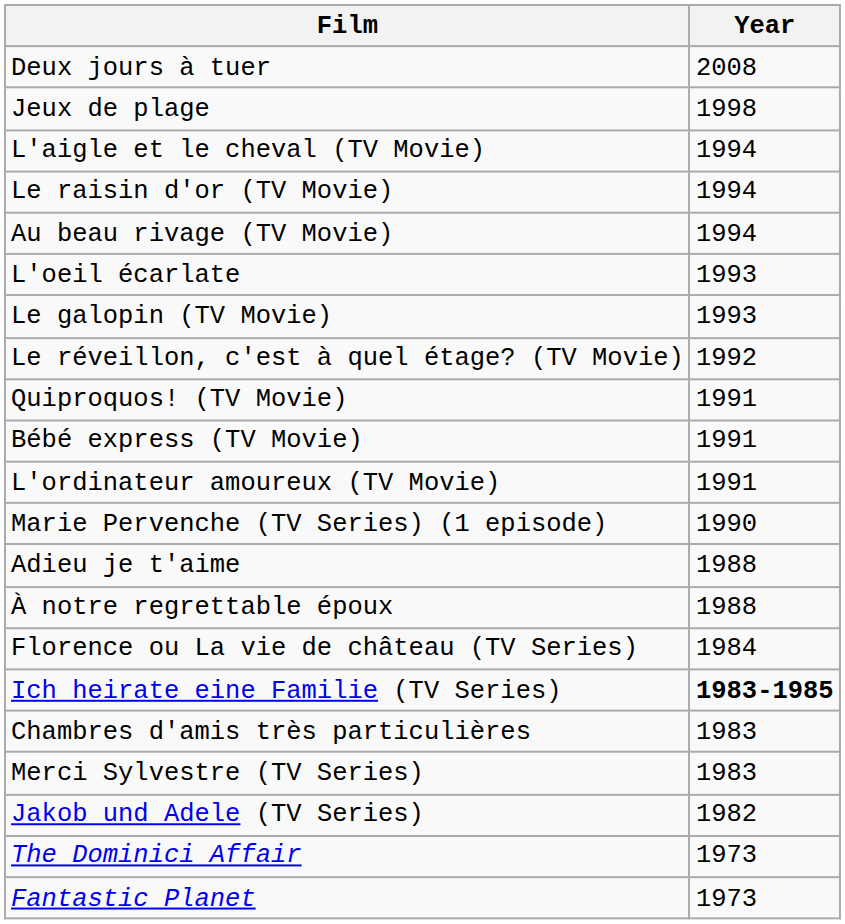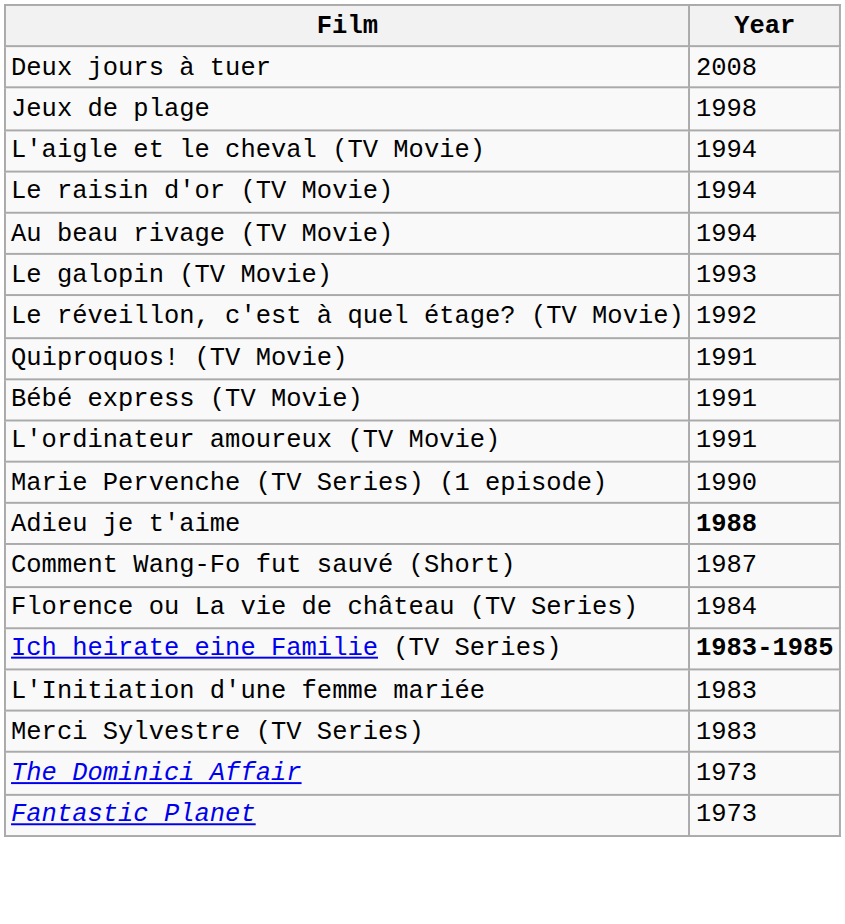- row: (126, 275)
(727, 566) normal -> (727, 524) bold
- row: (202, 607)
+ row: (263, 566)
+ row: (248, 690)
- row: (271, 732)
- row: (217, 815)
